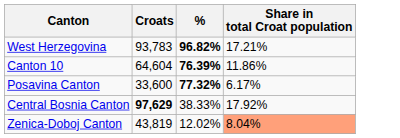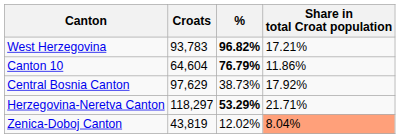(200, 66) 76.39% -> (240, 66) 76.79%
- row: (53, 85)
(154, 104) bold -> (189, 85) normal
(200, 104) 38.33% -> (240, 85) 38.73%
+ row: (86, 104)
